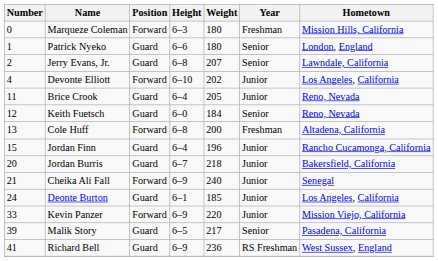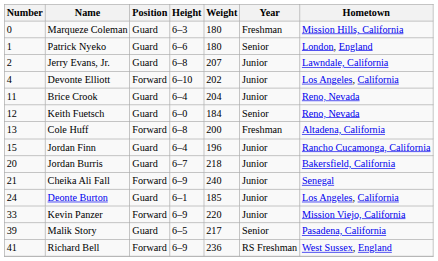(150, 29) Forward -> (145, 29) Guard
(255, 63) Senior -> (255, 63) Junior
(214, 97) 205 -> (214, 97) 204
(145, 248) Guard -> (150, 248) Forward
